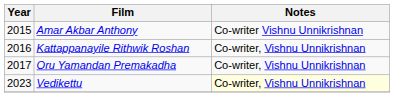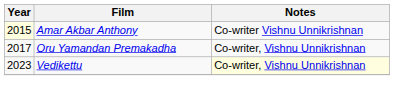(19, 30) no background -> (19, 30) lightyellow background
- row: (113, 48)
